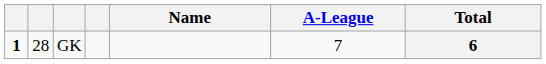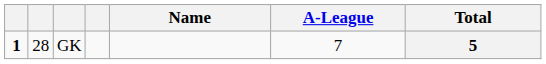(473, 44) 6 -> (473, 44) 5
